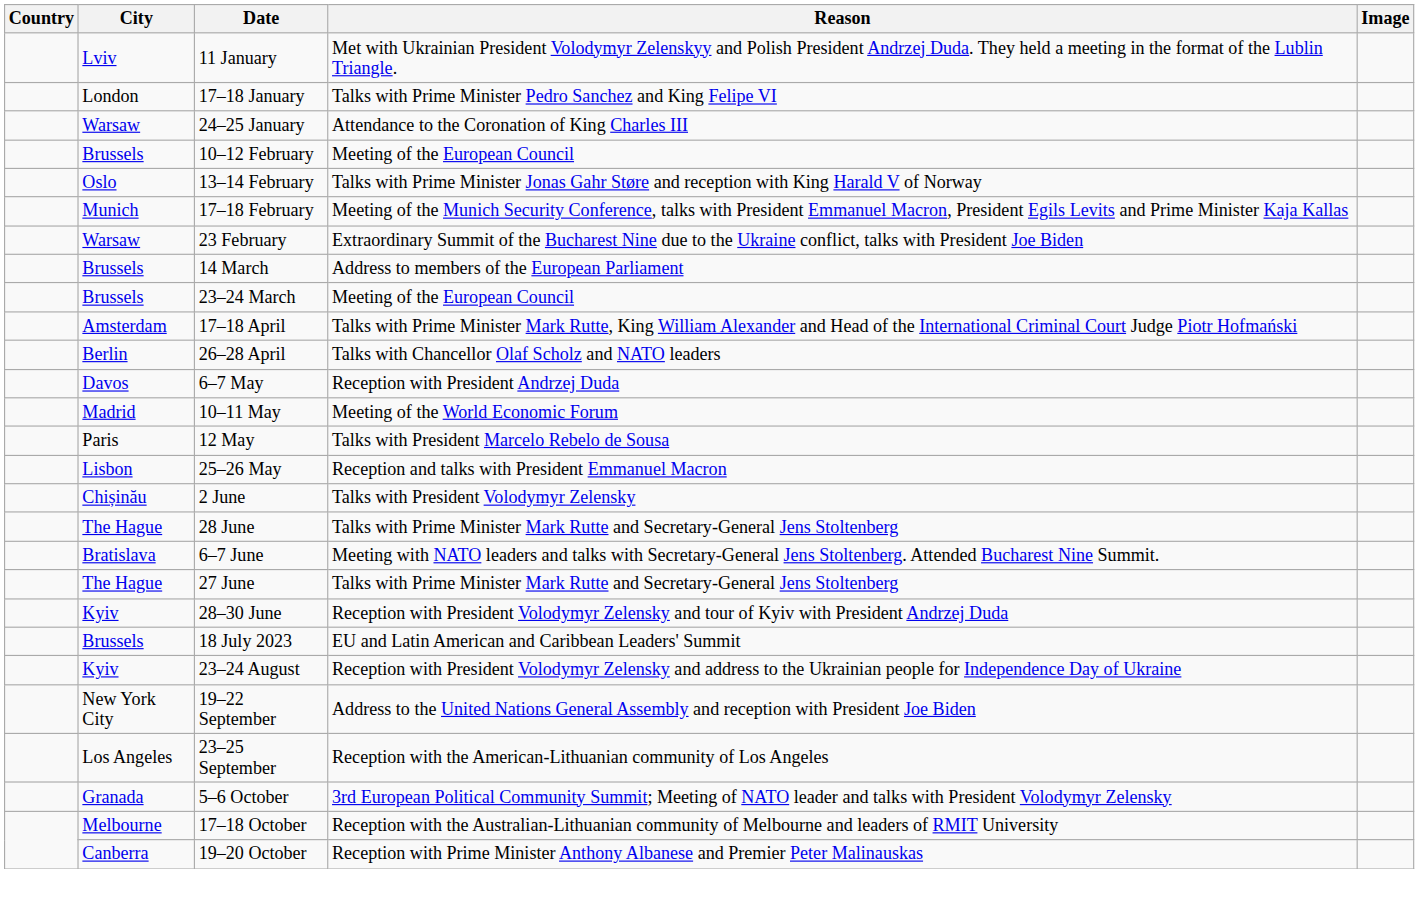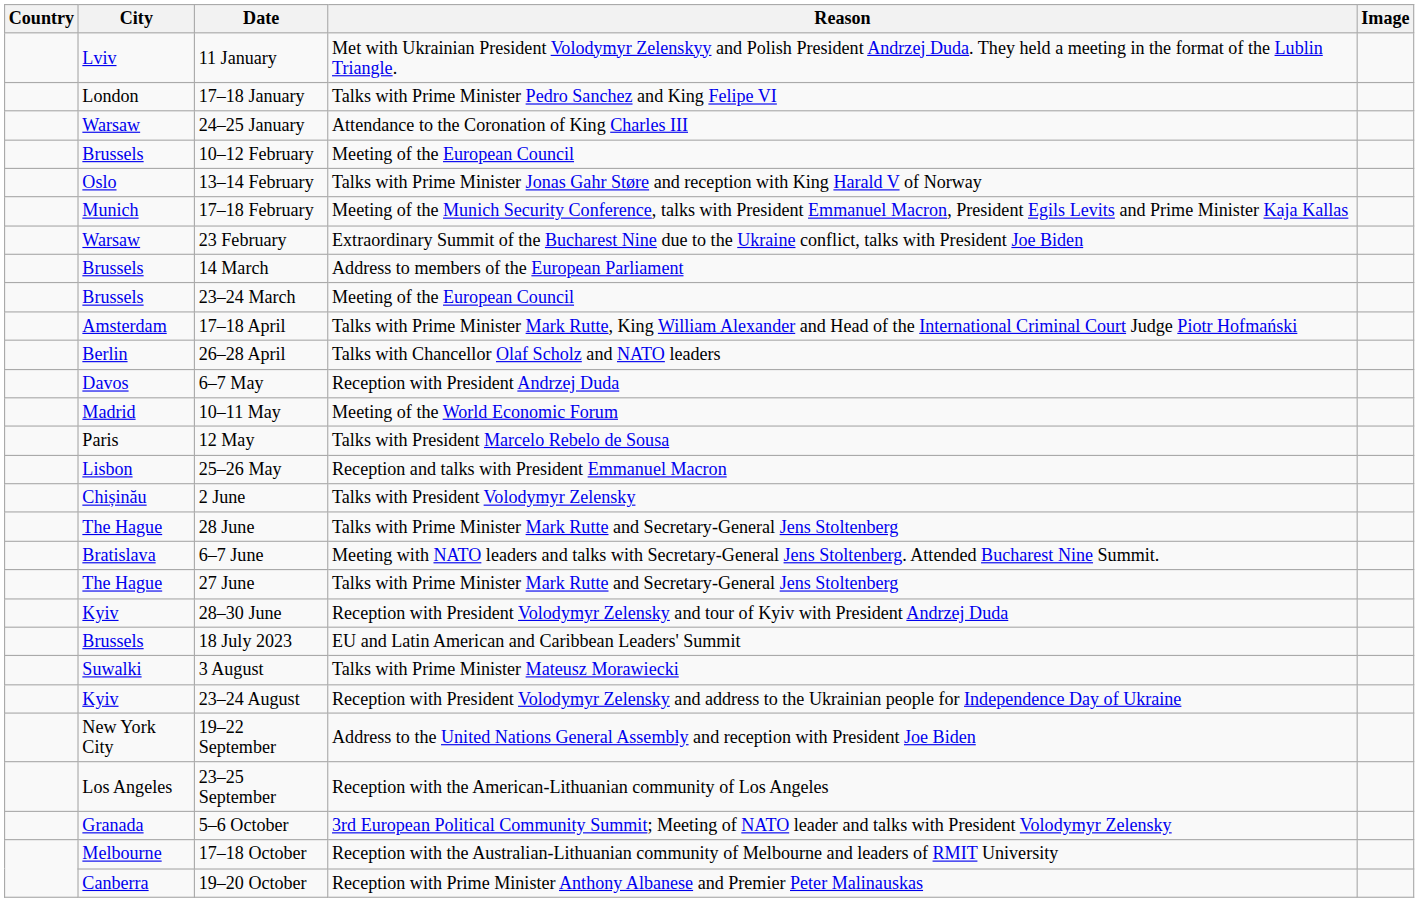+ row: (231, 669)
